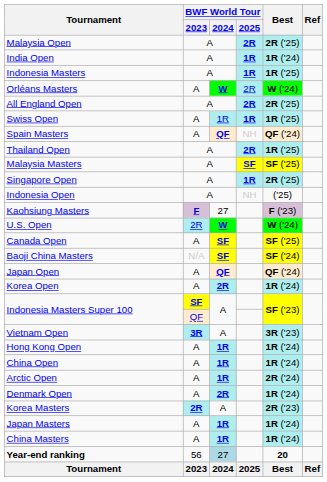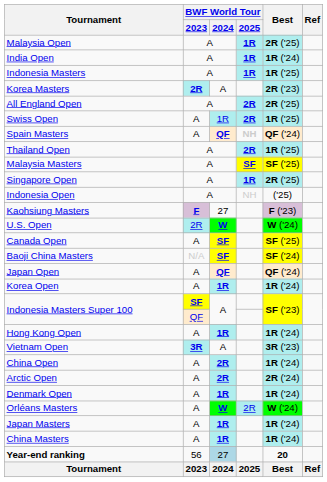(249, 43) 2R -> (249, 43) 1R
rows swapped: (42, 89) <-> (38, 409)
(249, 119) 1R -> (249, 119) 2R
(249, 134) normal -> (249, 134) bold
(223, 287) 2R -> (223, 287) 1R
rows swapped: (37, 332) <-> (44, 348)
(223, 363) 1R -> (223, 363) 2R
(223, 378) 1R -> (223, 378) 2R
(223, 393) 2R -> (223, 393) 1R
